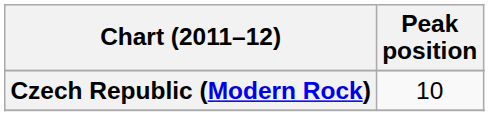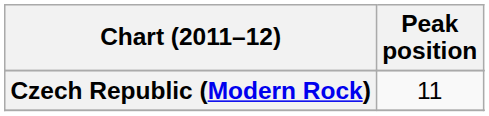(430, 90) 10 -> (430, 90) 11
